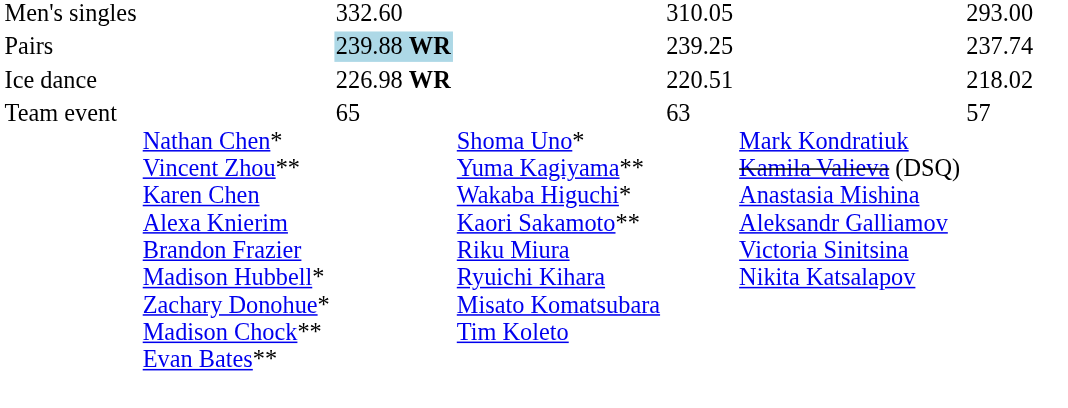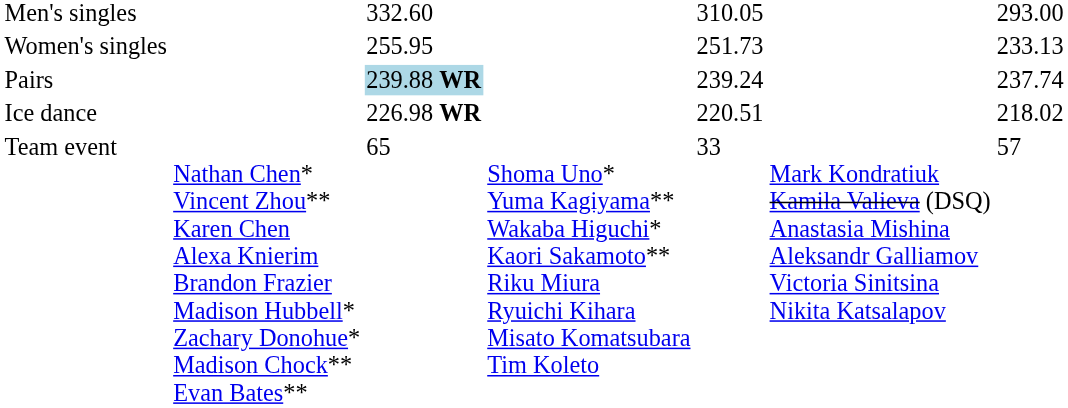+ row: (86, 46)
(700, 46) 239.25 -> (730, 79) 239.24
(678, 113) 63 -> (709, 146) 33
